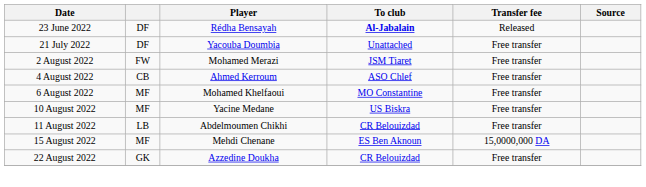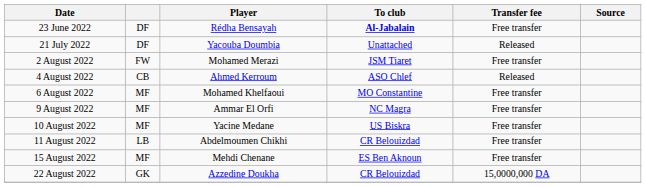(517, 28) Released -> (517, 28) Free transfer
(517, 44) Free transfer -> (517, 44) Released
(517, 76) Free transfer -> (517, 76) Released
+ row: (65, 109)
(517, 141) 15,0000,000 DA -> (517, 157) Free transfer
(517, 157) Free transfer -> (517, 173) 15,0000,000 DA
